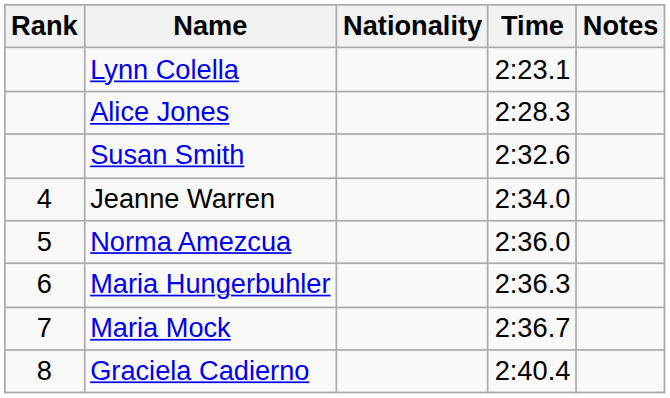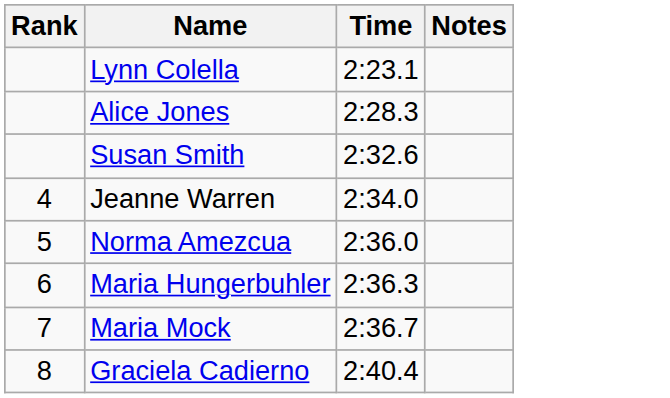- column: (413, 26)
